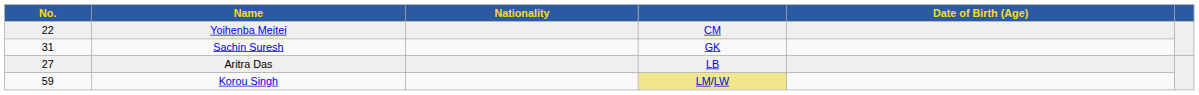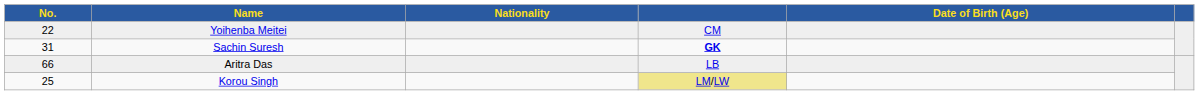(712, 47) normal -> (713, 47) bold
(48, 64) 27 -> (48, 64) 66
(48, 82) 59 -> (48, 82) 25
